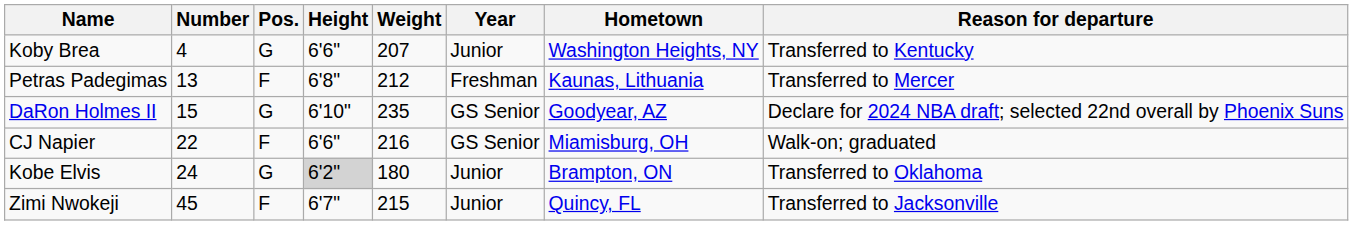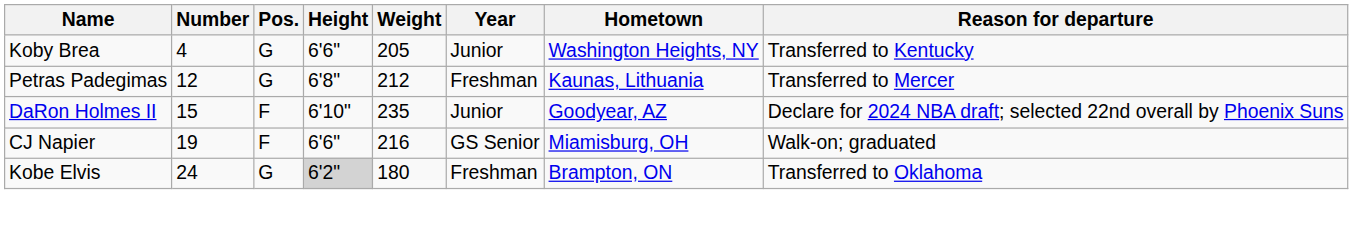(393, 50) 207 -> (393, 50) 205
(187, 81) 13 -> (187, 81) 12
(264, 81) F -> (266, 81) G
(266, 111) G -> (264, 111) F
(495, 111) GS Senior -> (477, 111) Junior
(187, 142) 22 -> (187, 142) 19
(477, 173) Junior -> (494, 173) Freshman
- row: (64, 204)
